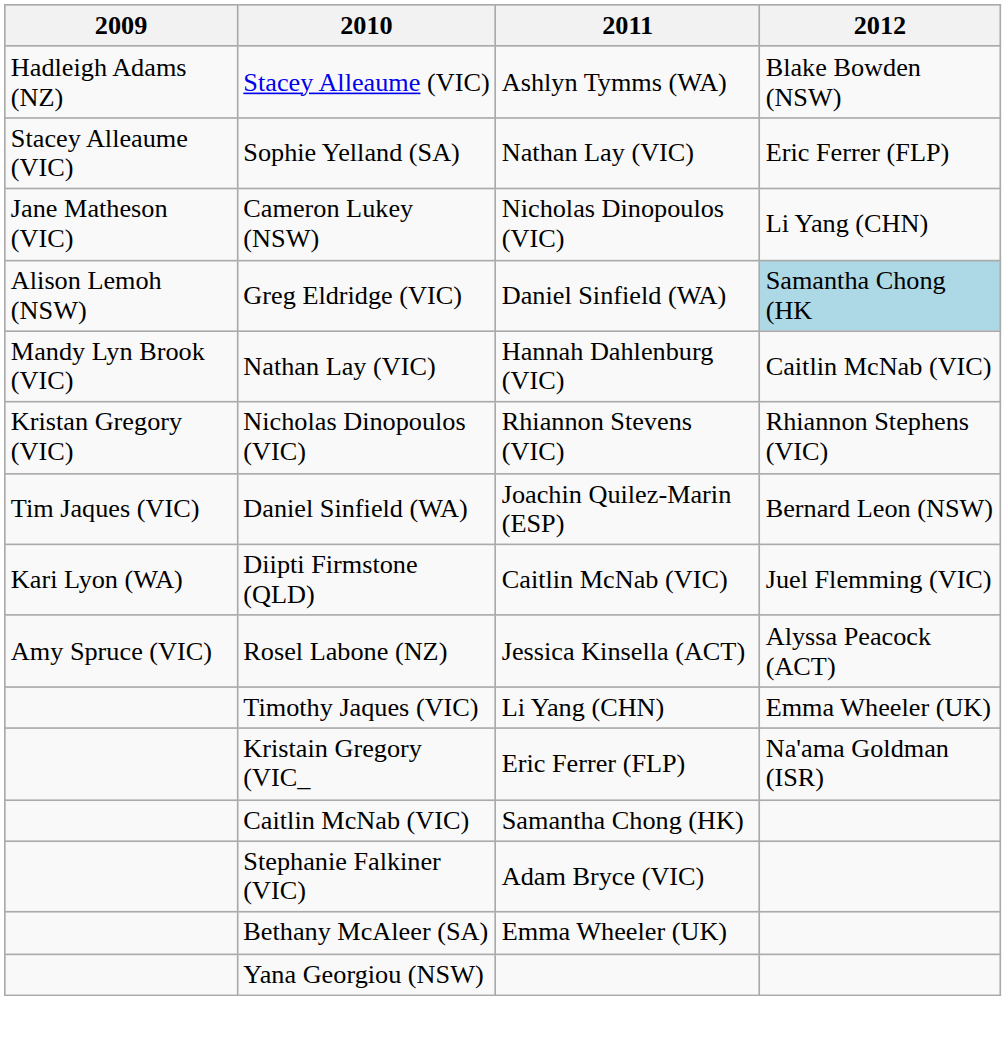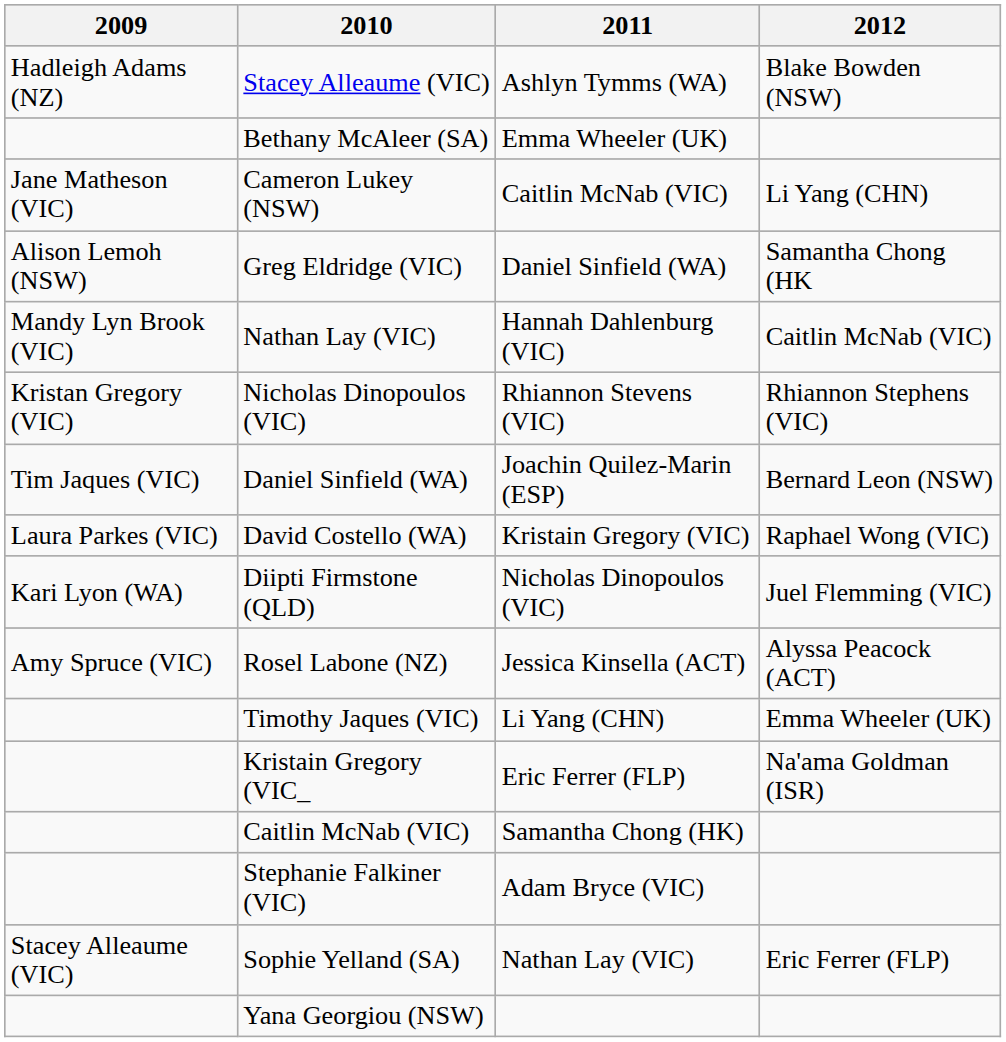rows swapped: (352, 152) <-> (366, 932)
(613, 223) Nicholas Dinopoulos (VIC) -> (615, 194) Caitlin McNab (VIC)
(856, 295) lightblue background -> (856, 265) no background
+ row: (355, 535)
(615, 579) Caitlin McNab (VIC) -> (613, 591) Nicholas Dinopoulos (VIC)
